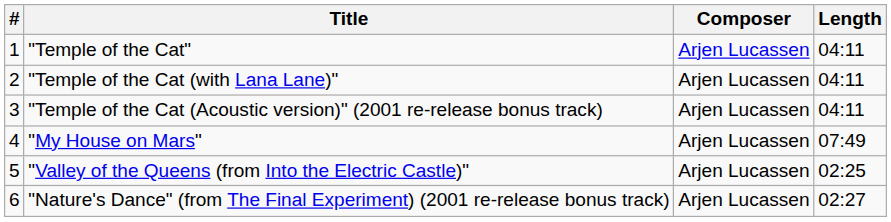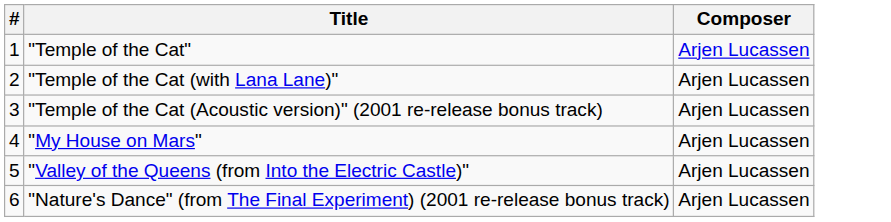- column: (850, 19)
